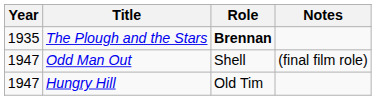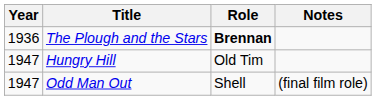(24, 38) 1935 -> (24, 38) 1936
rows swapped: (81, 83) <-> (89, 60)
